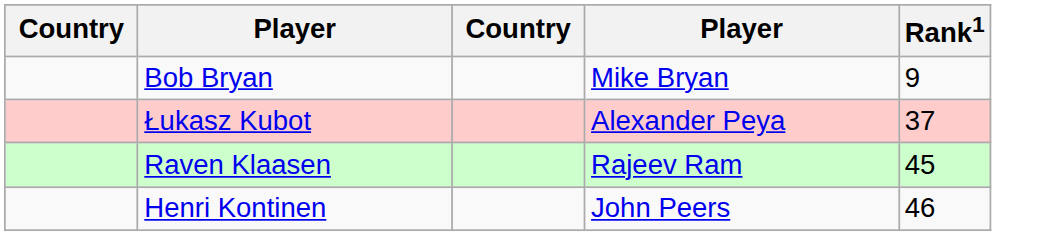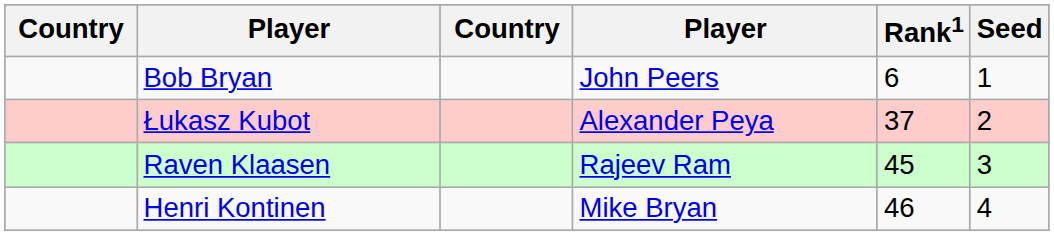+ column: (1010, 30)
(660, 77) Mike Bryan -> (649, 77) John Peers
(912, 77) 9 -> (892, 77) 6
(661, 208) John Peers -> (648, 208) Mike Bryan
